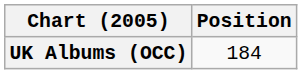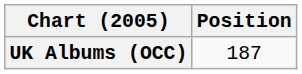(244, 53) 184 -> (244, 53) 187
